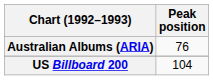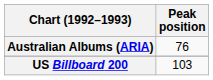(182, 65) 104 -> (182, 65) 103
